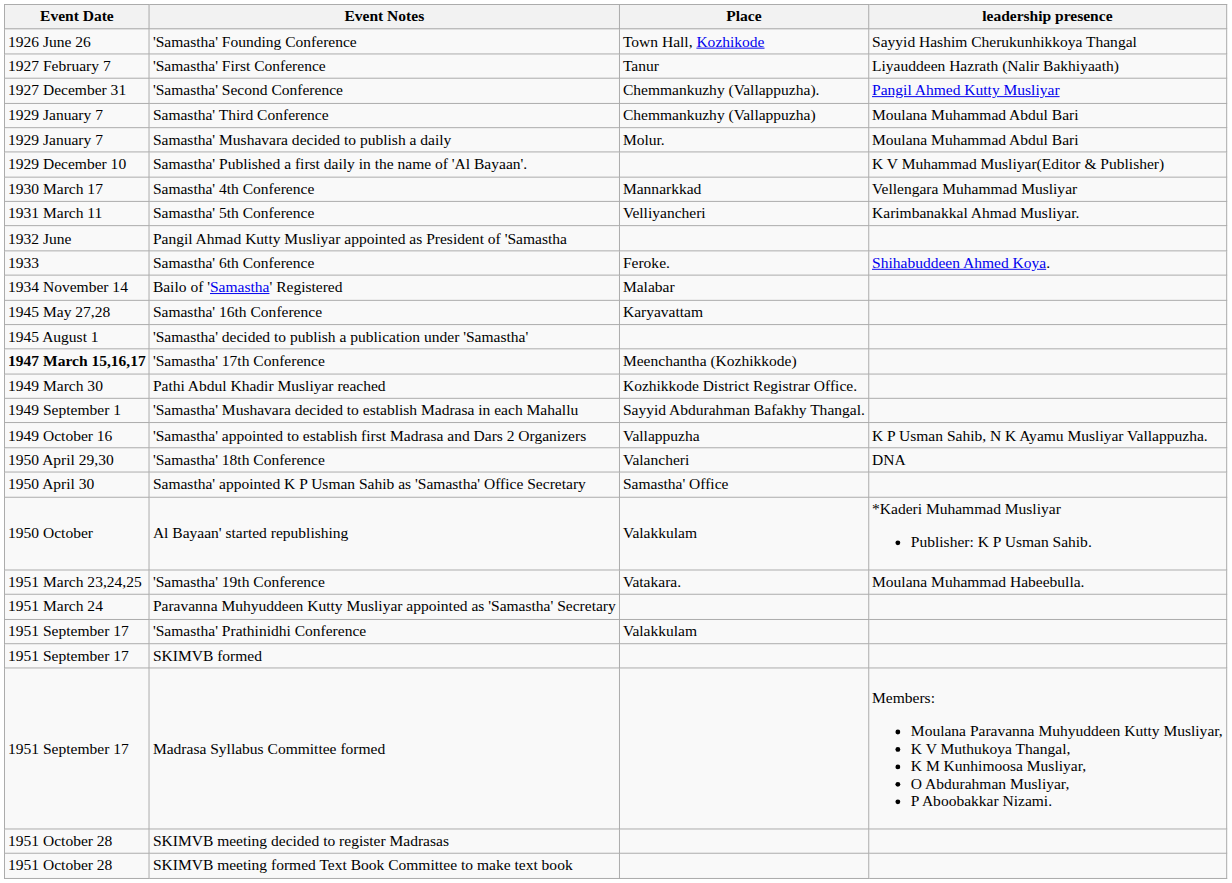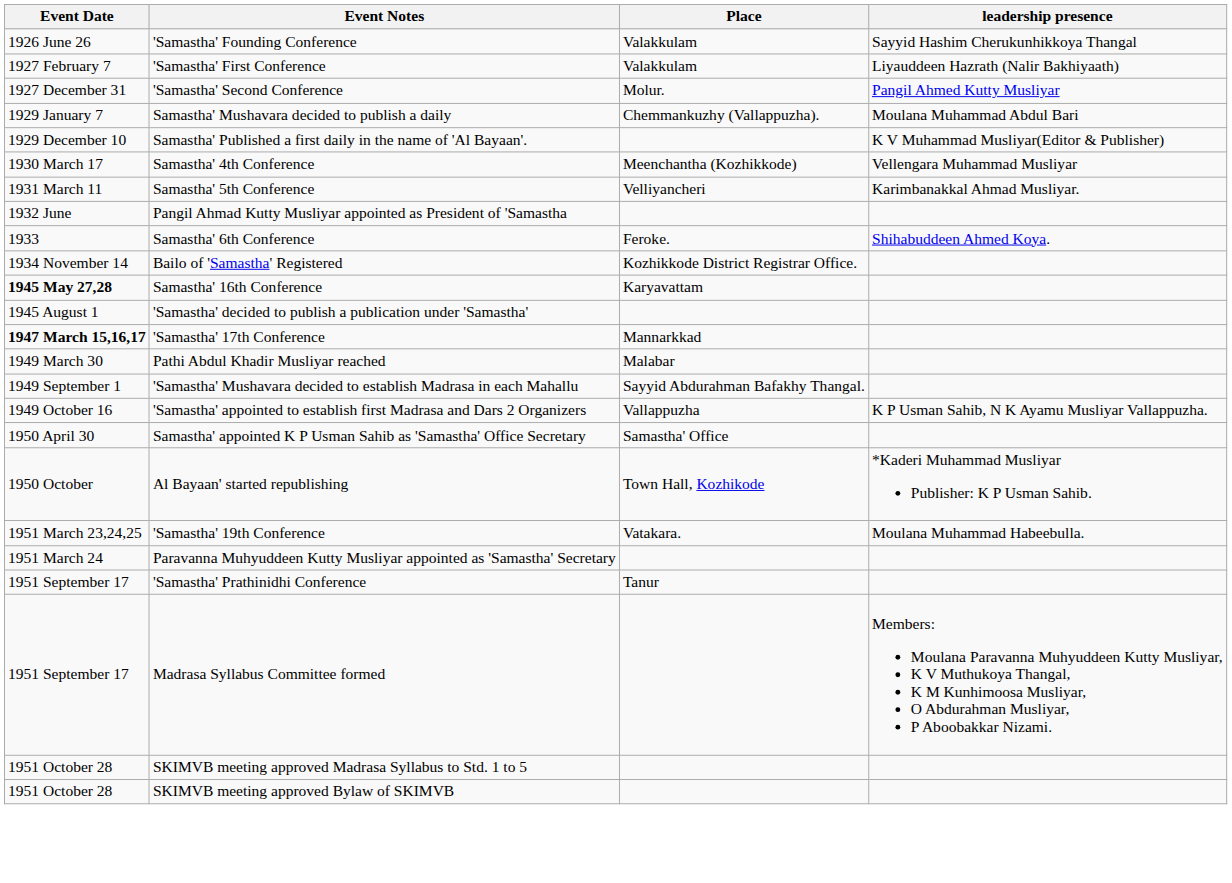(694, 41) Town Hall, Kozhikode -> (660, 41) Valakkulam
(641, 66) Tanur -> (660, 66) Valakkulam
(721, 90) Chemmankuzhy (Vallappuzha). -> (644, 90) Molur.
- row: (241, 115)
(644, 139) Molur. -> (721, 115) Chemmankuzhy (Vallappuzha).
(662, 189) Mannarkkad -> (710, 164) Meenchantha (Kozhikkode)
(649, 287) Malabar -> (740, 262) Kozhikkode District Registrar Office.
(59, 312) normal -> (60, 287) bold
(710, 361) Meenchantha (Kozhikkode) -> (662, 336) Mannarkkad
(740, 386) Kozhikkode District Registrar Office. -> (649, 361) Malabar
- row: (239, 459)
(660, 533) Valakkulam -> (694, 484) Town Hall, Kozhikode
(660, 631) Valakkulam -> (641, 582) Tanur
- row: (207, 656)
+ row: (340, 767)
+ row: (304, 791)
- row: (301, 841)
- row: (363, 865)
